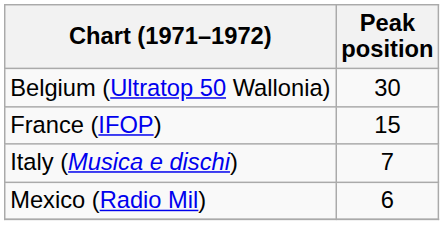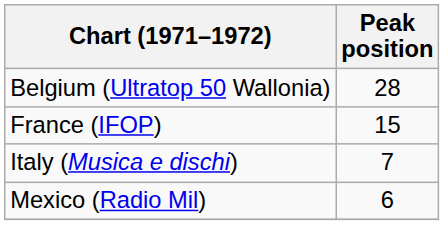(387, 87) 30 -> (387, 87) 28
